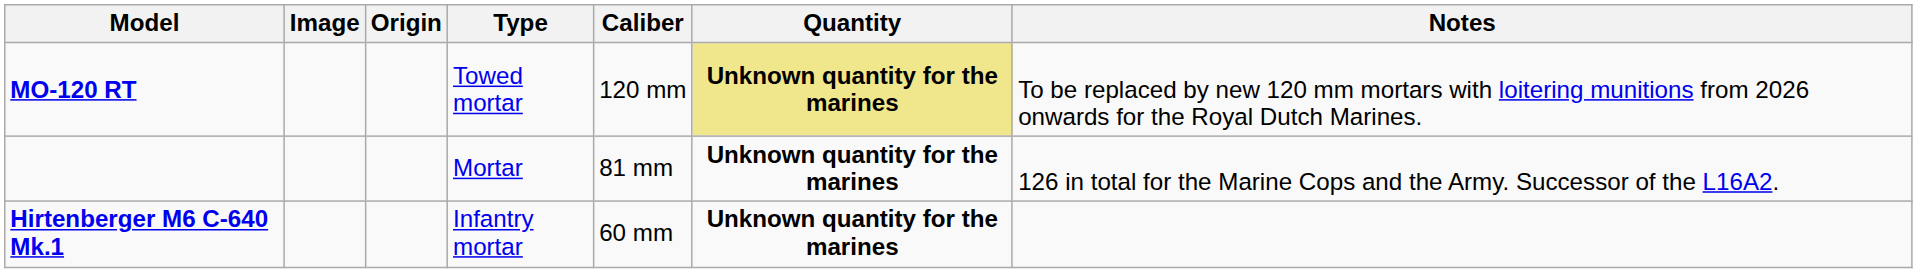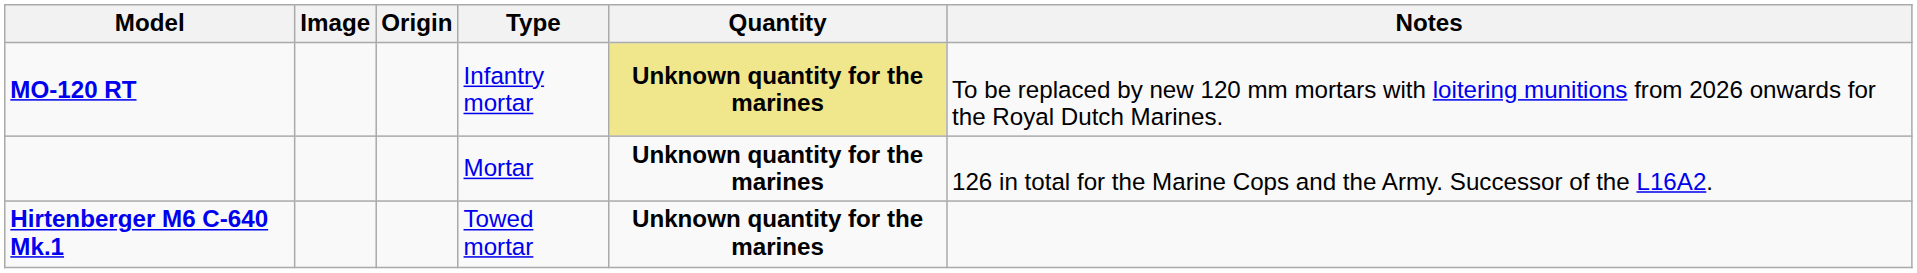- column: (643, 23)
(488, 89) Towed mortar -> (504, 89) Infantry mortar
(493, 233) Infantry mortar -> (498, 233) Towed mortar
